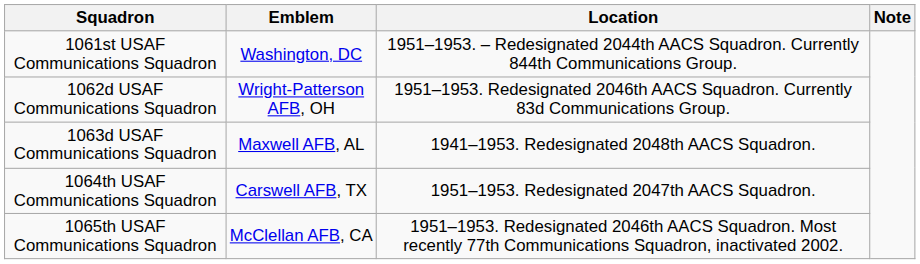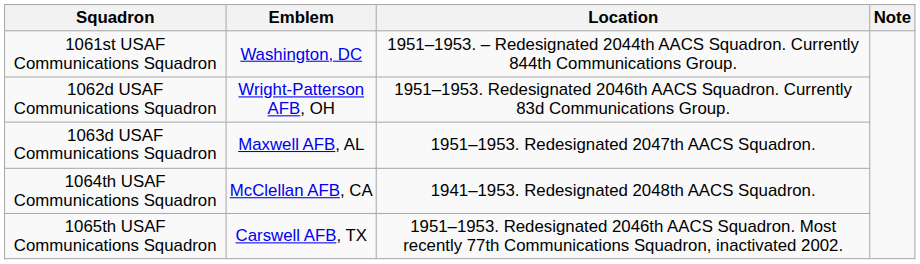(623, 145) 1941–1953. Redesignated 2048th AACS Squadron. -> (623, 145) 1951–1953. Redesignated 2047th AACS Squadron.
(301, 190) Carswell AFB, TX -> (301, 190) McClellan AFB, CA
(623, 190) 1951–1953. Redesignated 2047th AACS Squadron. -> (623, 190) 1941–1953. Redesignated 2048th AACS Squadron.
(301, 236) McClellan AFB, CA -> (301, 236) Carswell AFB, TX
